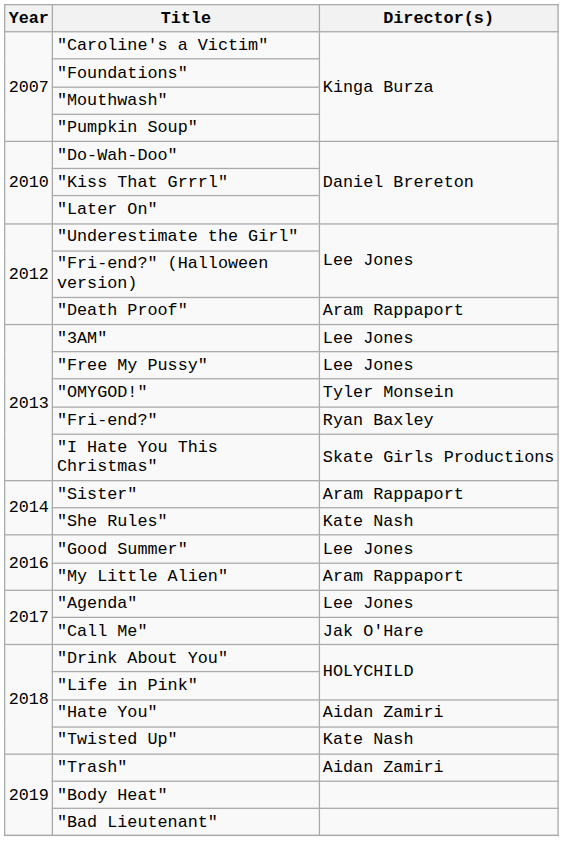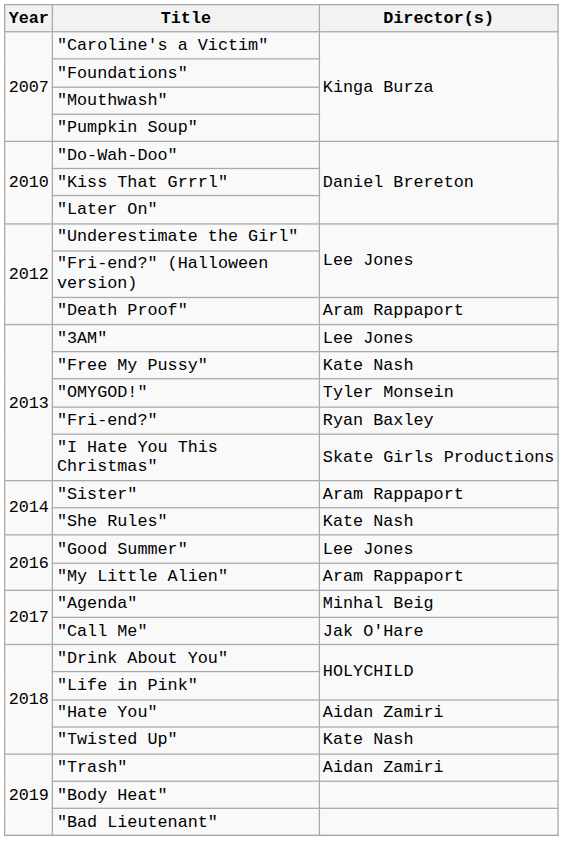(368, 366) Lee Jones -> (368, 366) Kate Nash
(368, 604) Lee Jones -> (378, 604) Minhal Beig
